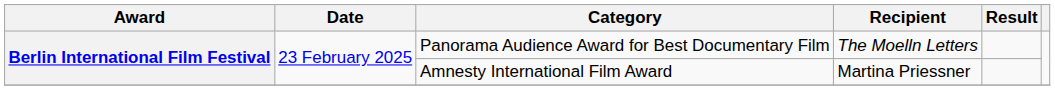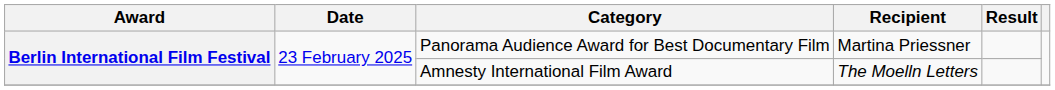(908, 44) The Moelln Letters -> (904, 44) Martina Priessner
(904, 71) Martina Priessner -> (908, 71) The Moelln Letters
